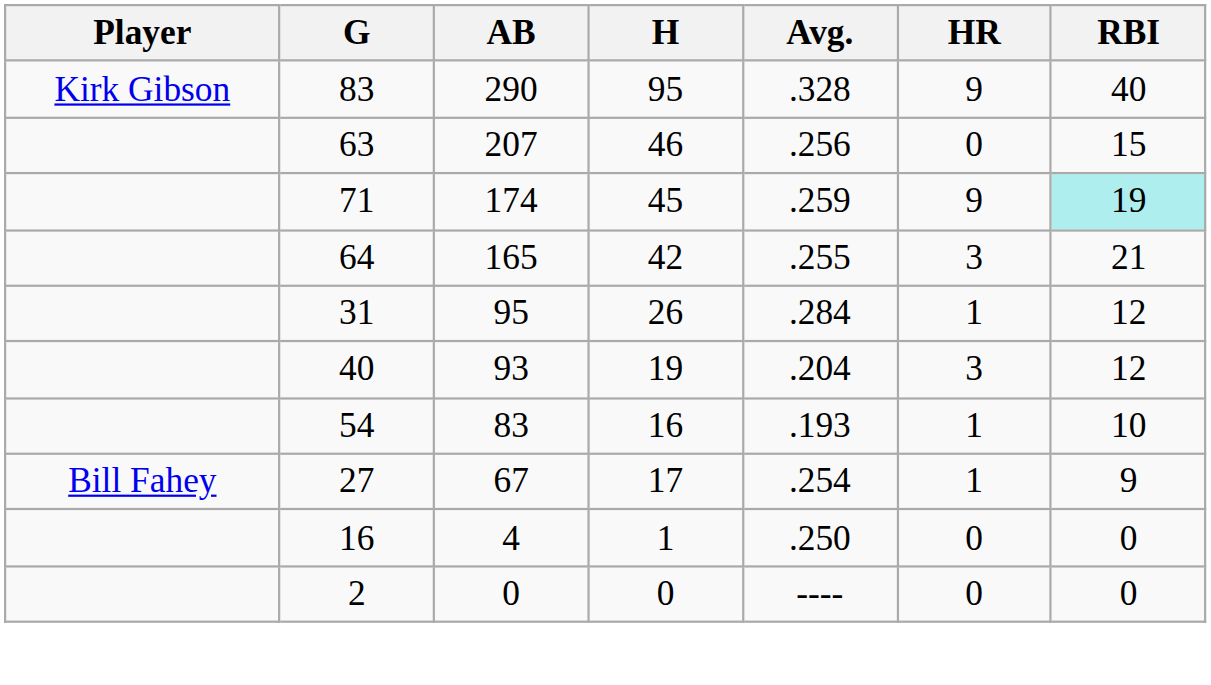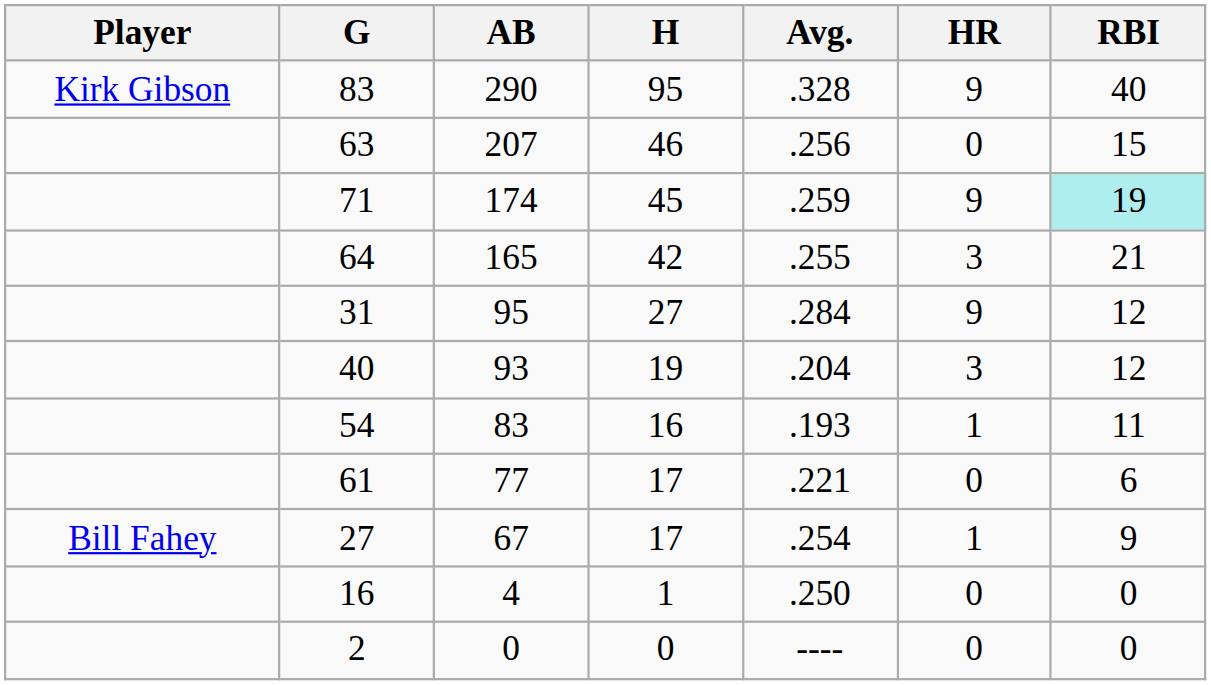(665, 312) 26 -> (665, 312) 27
(974, 312) 1 -> (974, 312) 9
(1129, 425) 10 -> (1129, 425) 11
+ row: (357, 481)
